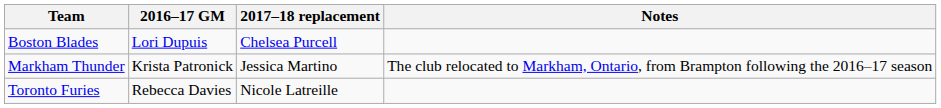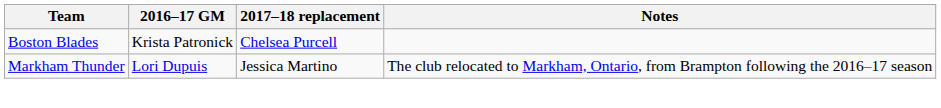(169, 41) Lori Dupuis -> (182, 41) Krista Patronick
(182, 66) Krista Patronick -> (169, 66) Lori Dupuis
- row: (54, 90)
